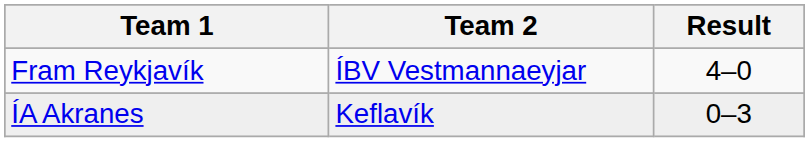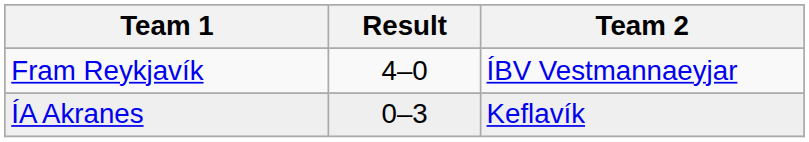columns swapped: (491, 26) <-> (729, 26)
